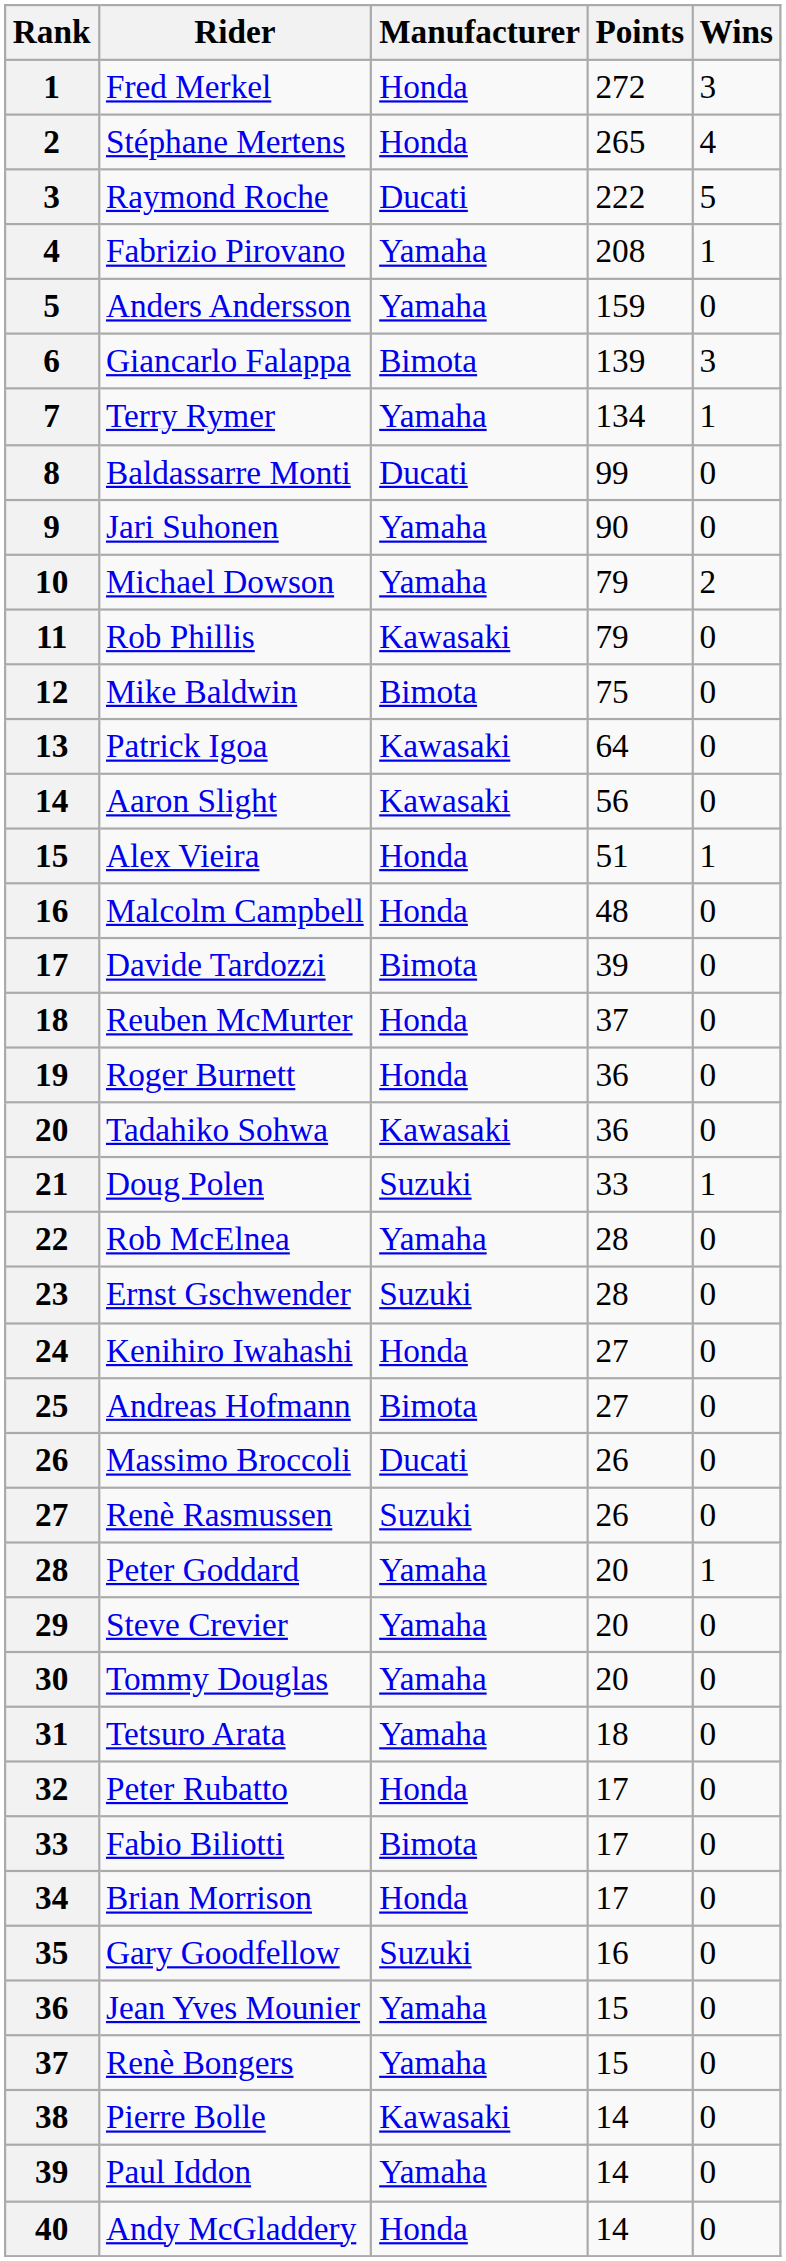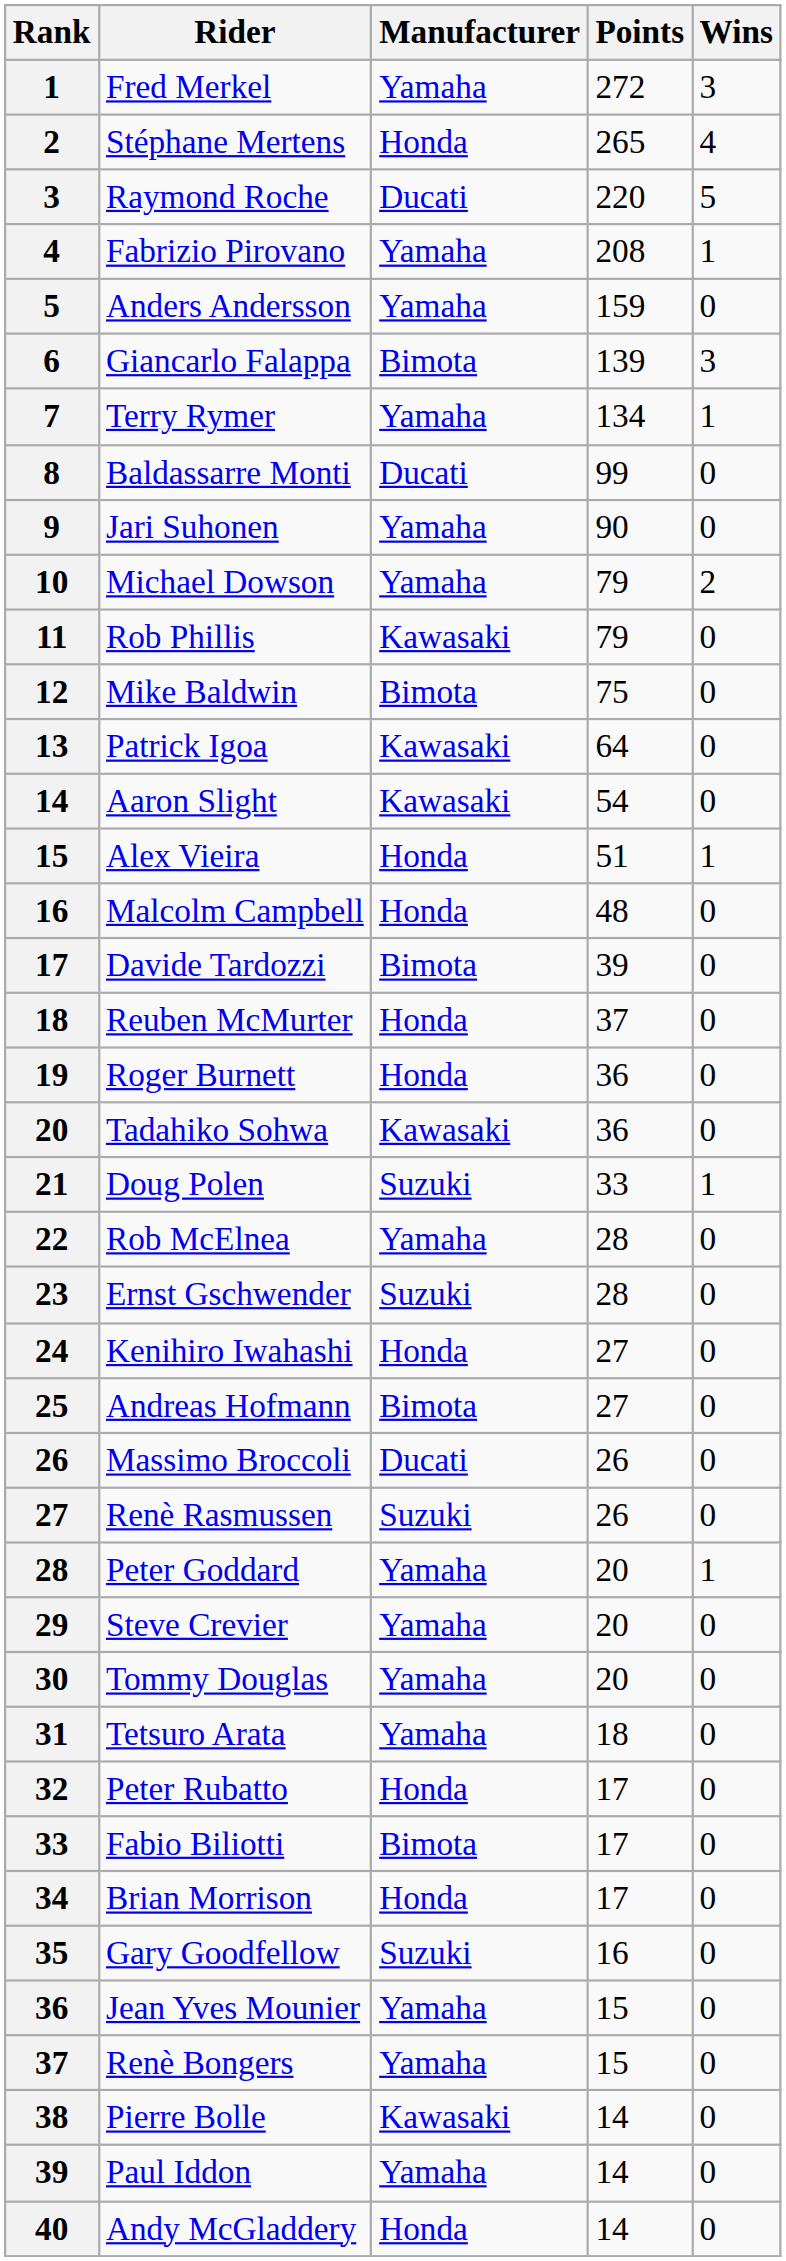(424, 87) Honda -> (433, 87) Yamaha
(620, 196) 222 -> (620, 196) 220
(612, 800) 56 -> (612, 800) 54
